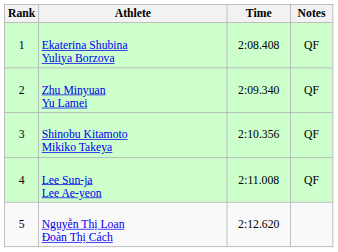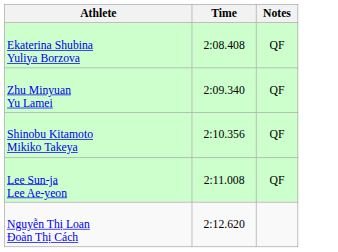- column: (22, 13)
